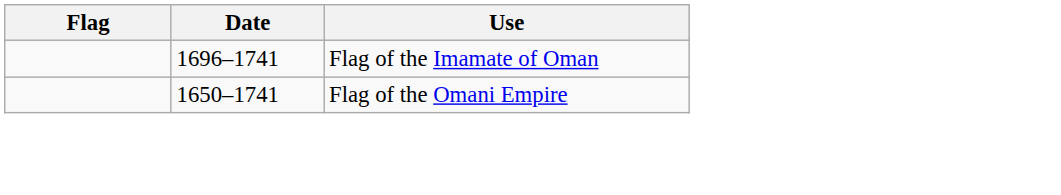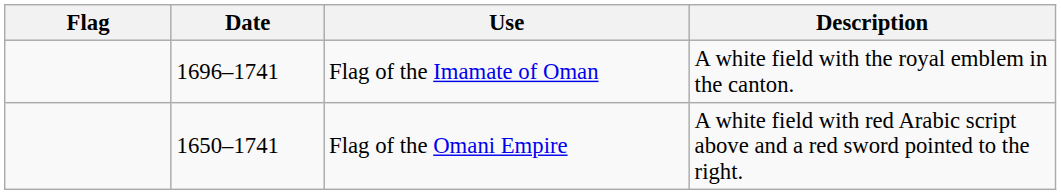+ column: (872, 22)
